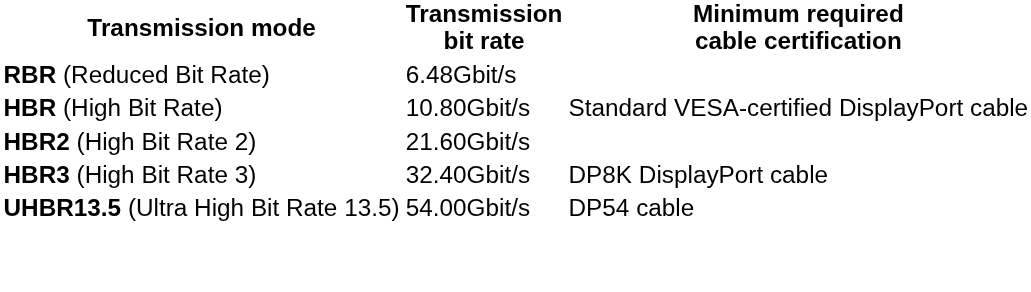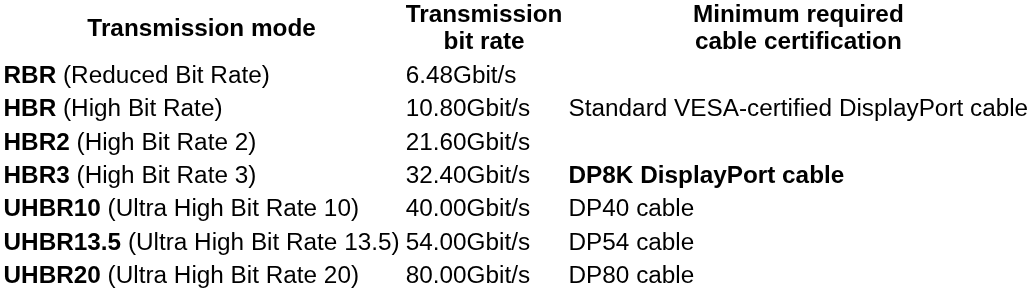(698, 175) normal -> (706, 175) bold
+ row: (181, 208)
+ row: (181, 275)
